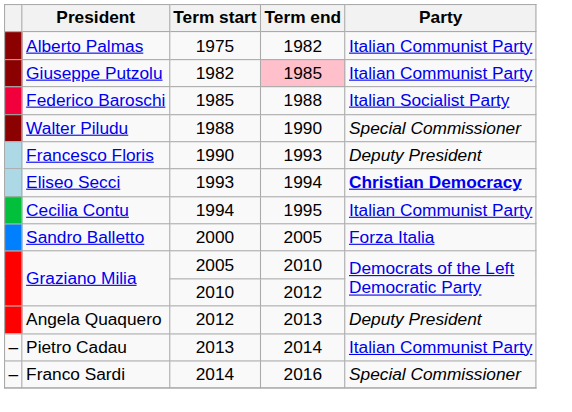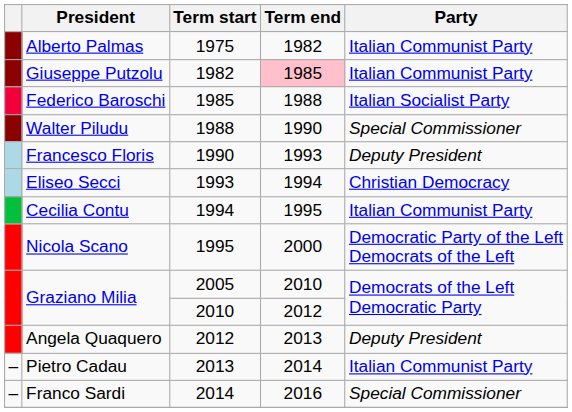(435, 182) bold -> (429, 182) normal
+ row: (77, 247)
- row: (85, 237)
